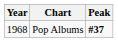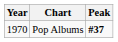(17, 29) 1968 -> (17, 29) 1970
